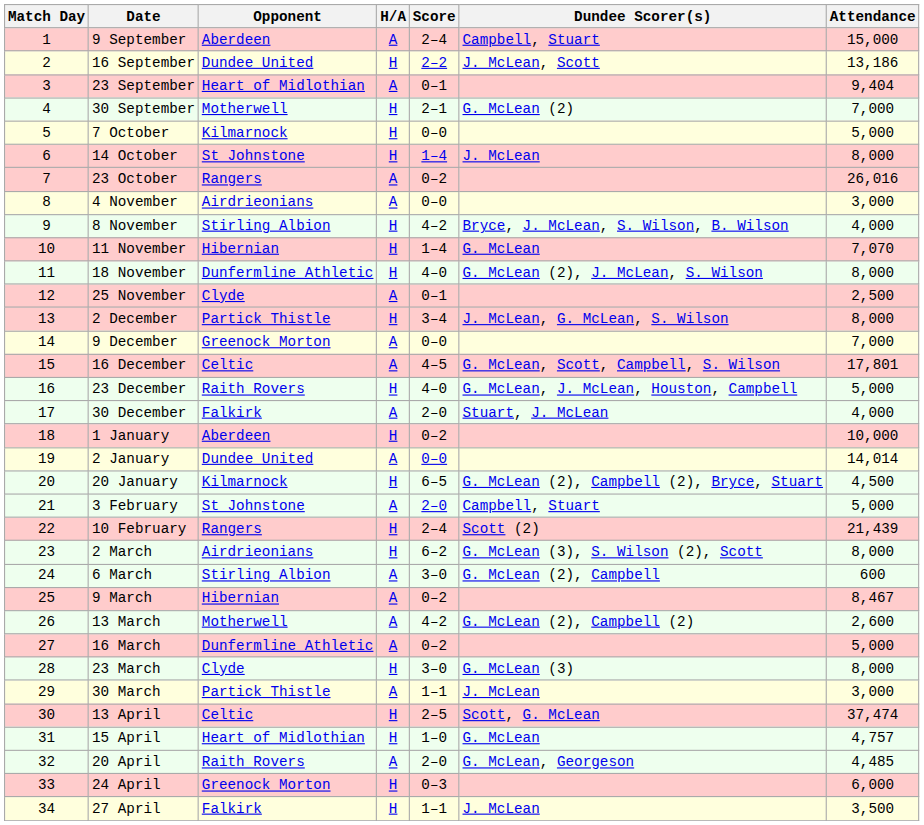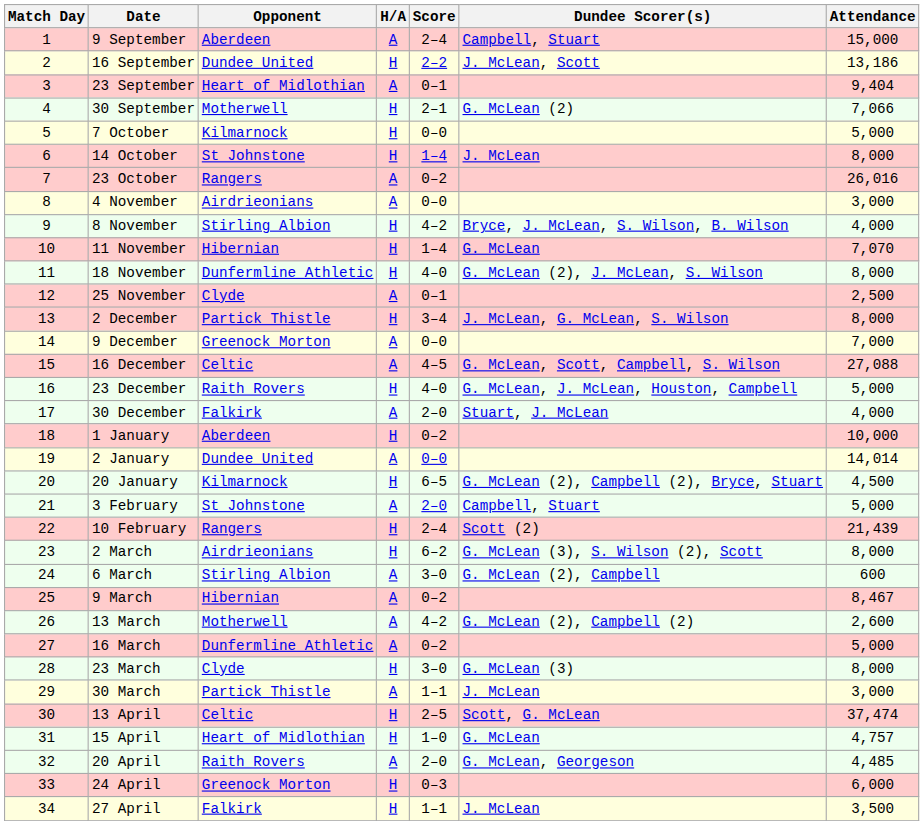(873, 109) 7,000 -> (873, 109) 7,066
(873, 366) 17,801 -> (873, 366) 27,088
